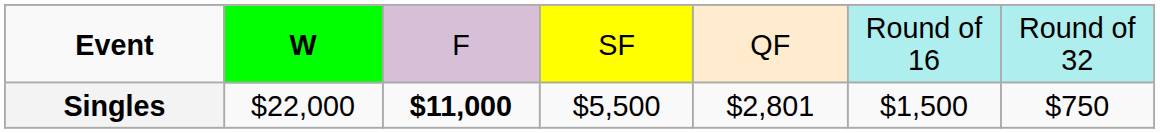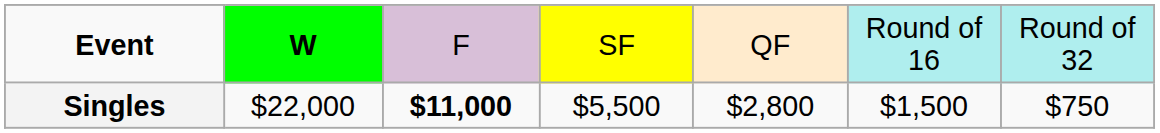(770, 105) $2,801 -> (770, 105) $2,800
